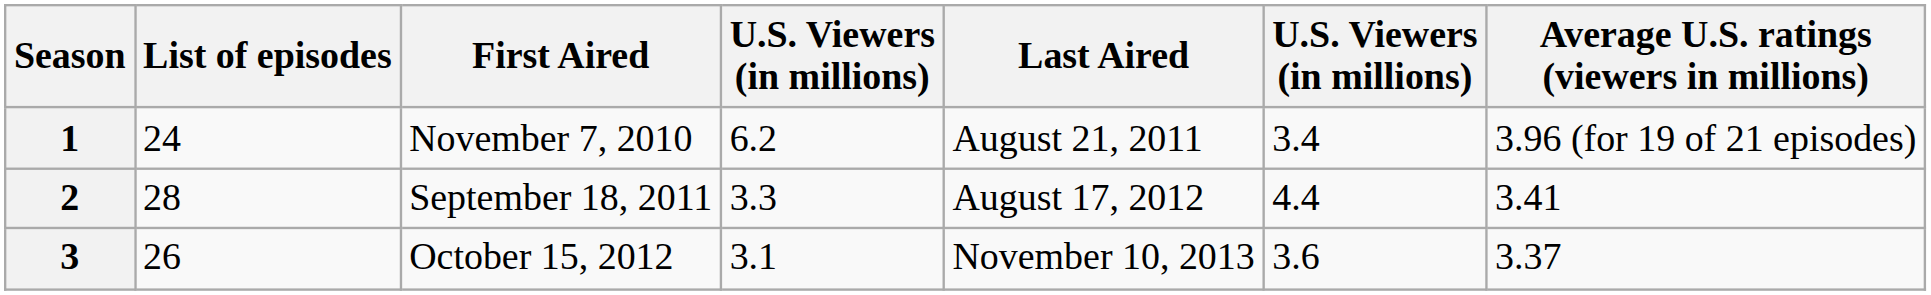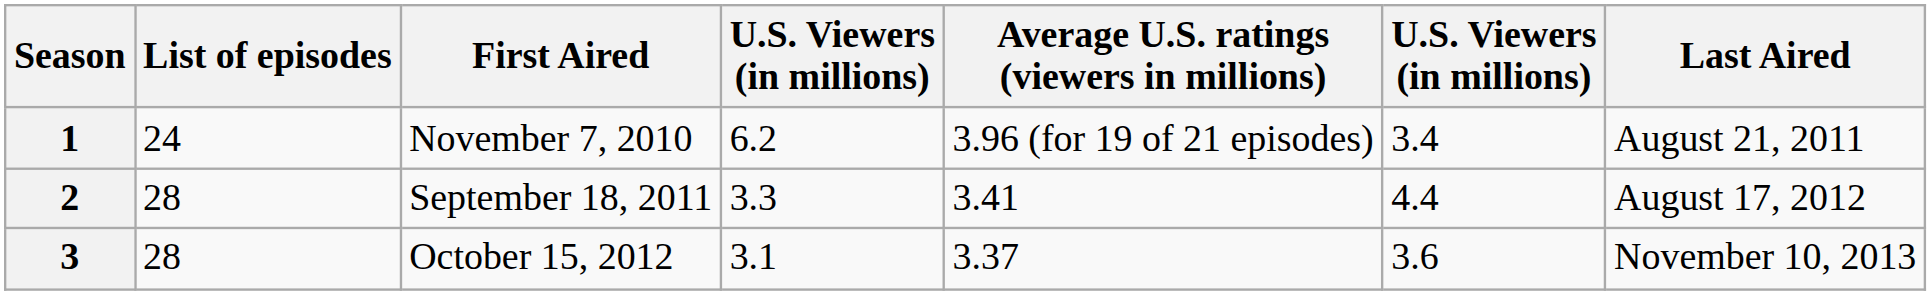columns swapped: (1104, 55) <-> (1706, 55)
(162, 257) 26 -> (162, 257) 28
